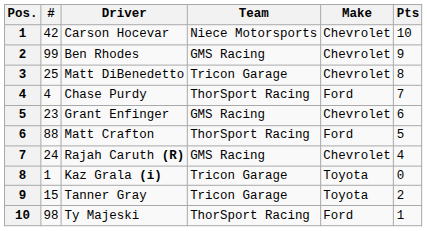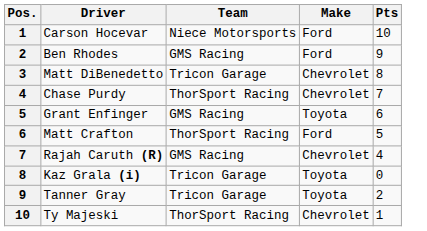- column: (51, 15)
(357, 35) Chevrolet -> (317, 35) Ford
(357, 55) Chevrolet -> (317, 55) Ford
(338, 95) Ford -> (336, 95) Chevrolet
(357, 116) Chevrolet -> (325, 116) Toyota
(338, 216) Ford -> (336, 216) Chevrolet
